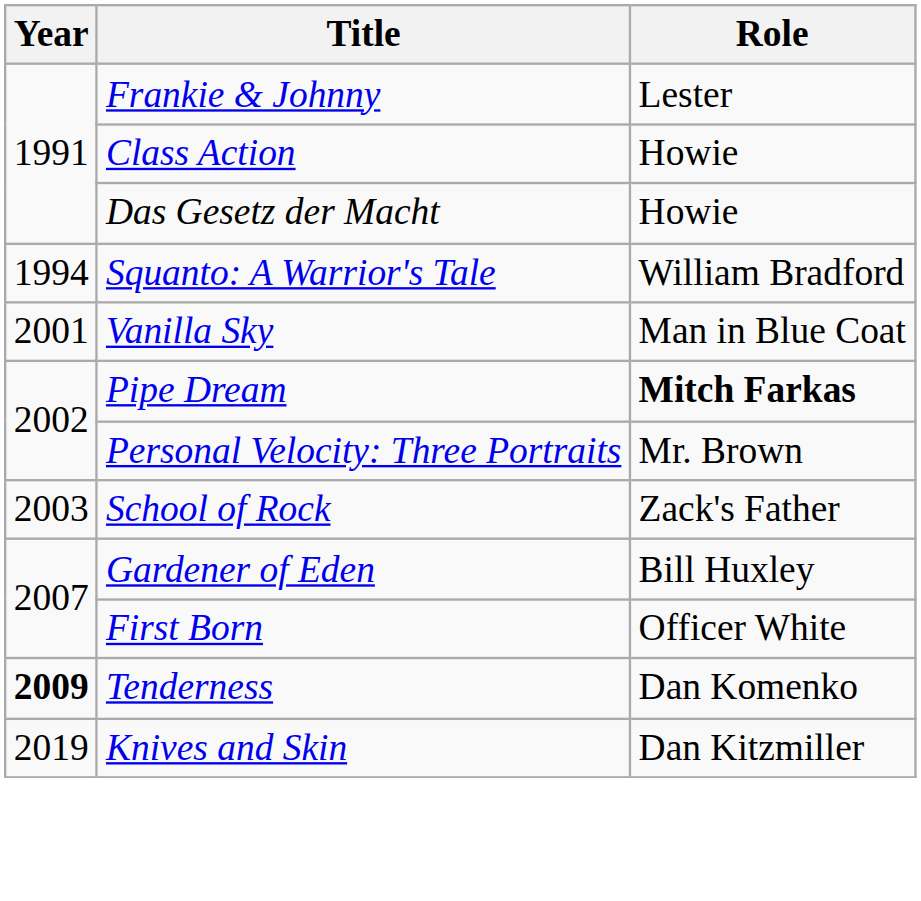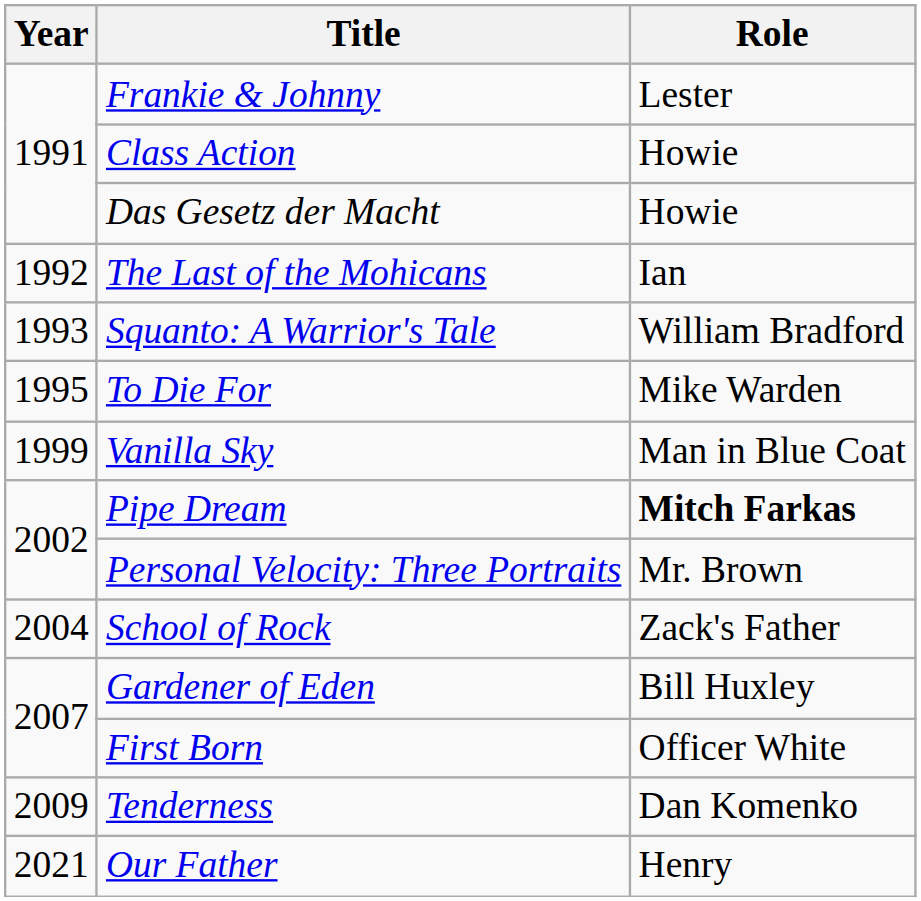+ row: (296, 271)
(51, 271) 1994 -> (51, 331) 1993
+ row: (188, 390)
(51, 331) 2001 -> (51, 449) 1999
(51, 509) 2003 -> (51, 627) 2004
(51, 687) bold -> (51, 806) normal
- row: (227, 746)
+ row: (192, 865)
